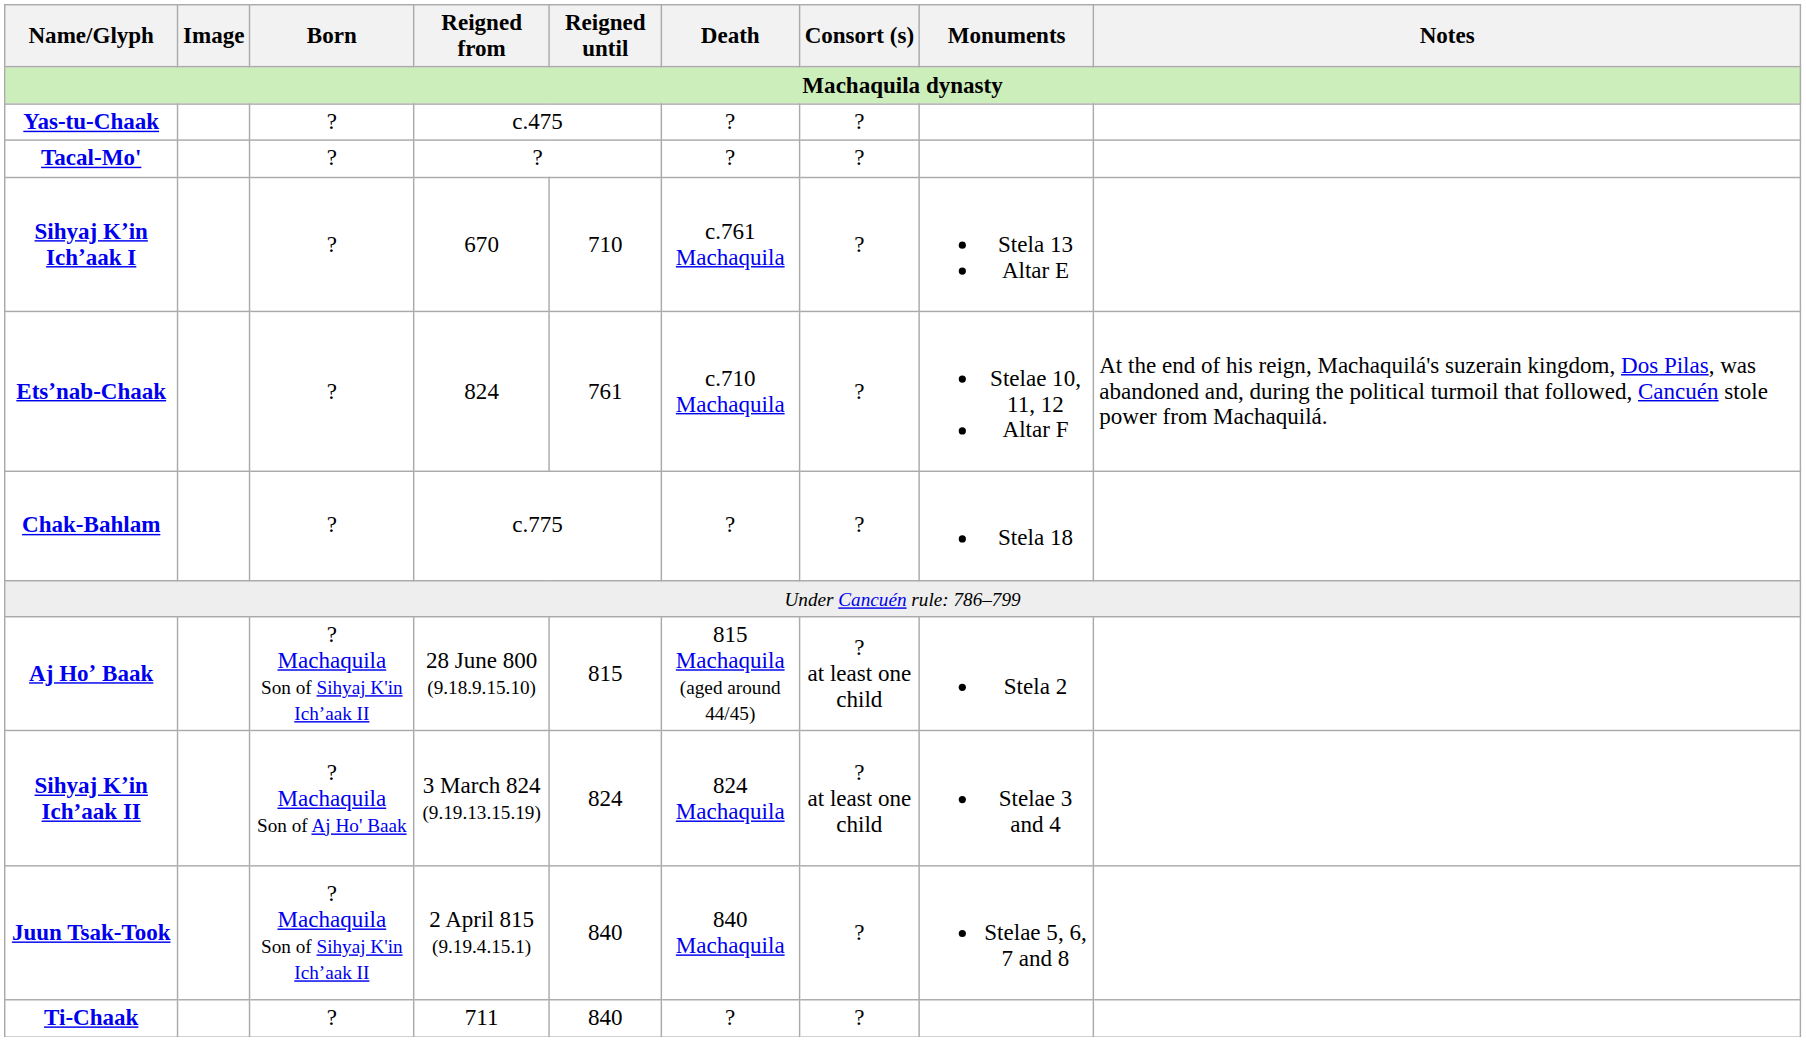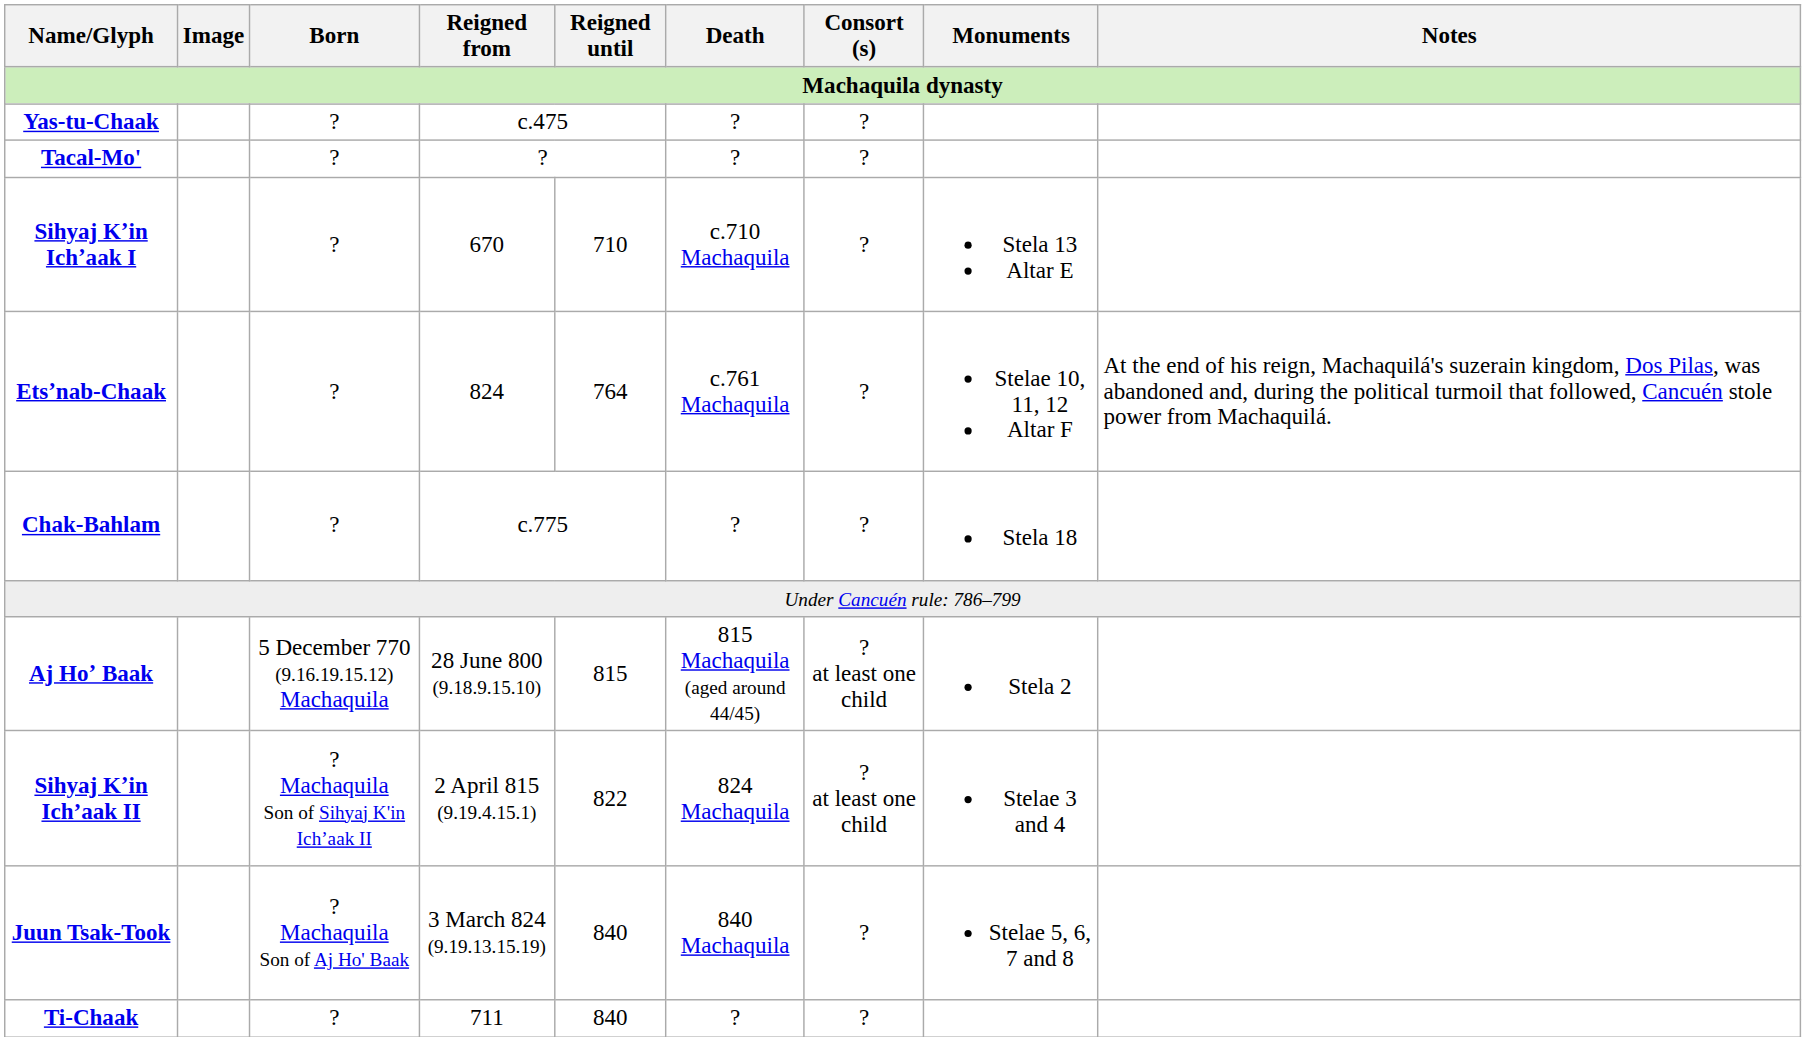(730, 243) c.761 Machaquila -> (735, 243) c.710 Machaquila
(605, 391) 761 -> (610, 391) 764
(730, 391) c.710 Machaquila -> (735, 391) c.761 Machaquila
(332, 673) ? Machaquila Son of Sihyaj K'in Ich’aak II -> (334, 673) 5 December 770 (9.16.19.15.12) Machaquila
(332, 798) ? Machaquila Son of Aj Ho' Baak -> (334, 798) ? Machaquila Son of Sihyaj K'in Ich’aak II
(482, 798) 3 March 824 (9.19.13.15.19) -> (487, 798) 2 April 815 (9.19.4.15.1)
(605, 798) 824 -> (610, 798) 822
(332, 932) ? Machaquila Son of Sihyaj K'in Ich’aak II -> (334, 932) ? Machaquila Son of Aj Ho' Baak
(482, 932) 2 April 815 (9.19.4.15.1) -> (487, 932) 3 March 824 (9.19.13.15.19)
